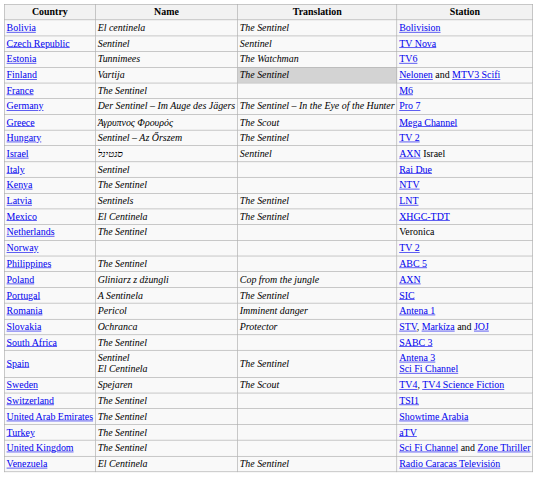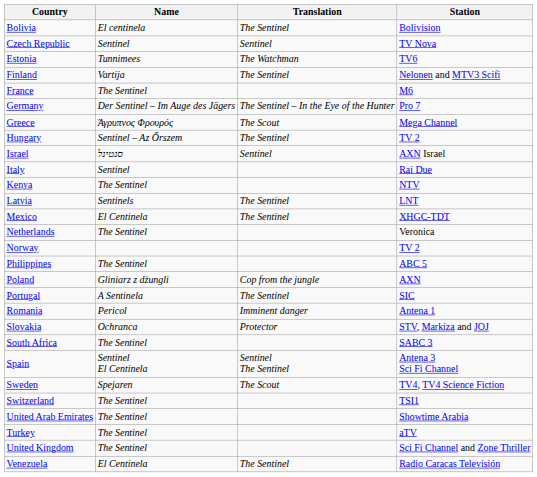(264, 75) lightgrey background -> (264, 75) no background
(264, 364) The Sentinel -> (264, 364) Sentinel The Sentinel
